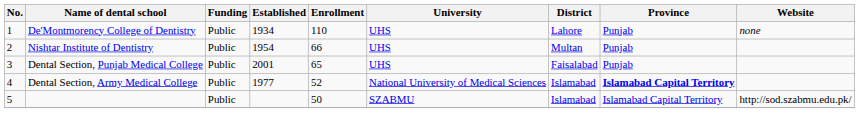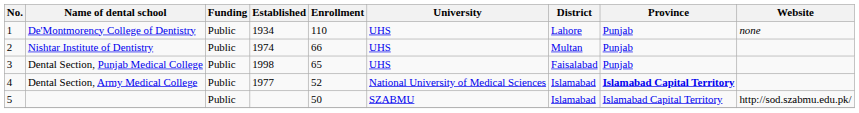(263, 47) 1954 -> (263, 47) 1974
(263, 64) 2001 -> (263, 64) 1998
